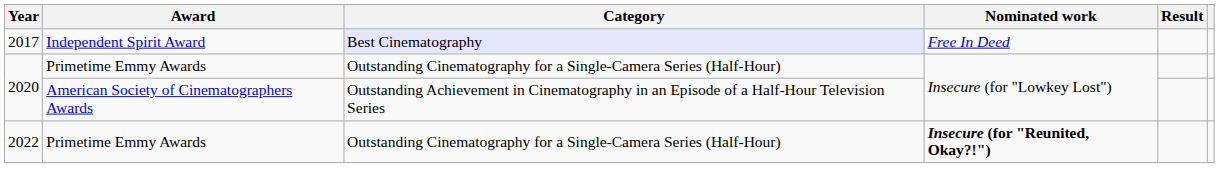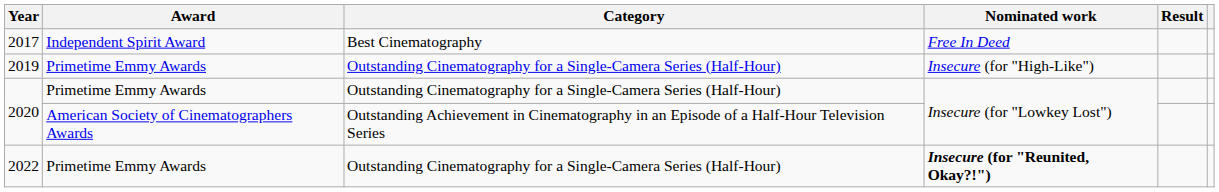(415, 41) lavender background -> (415, 41) no background
+ row: (24, 66)
